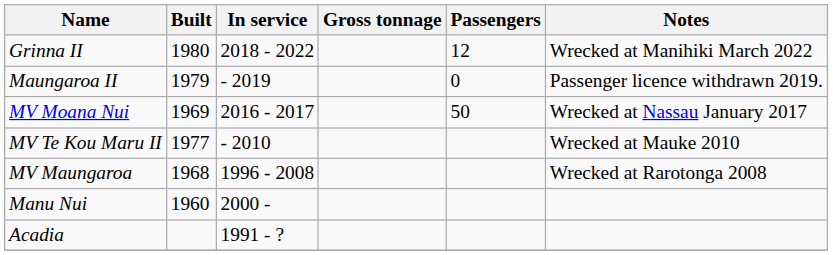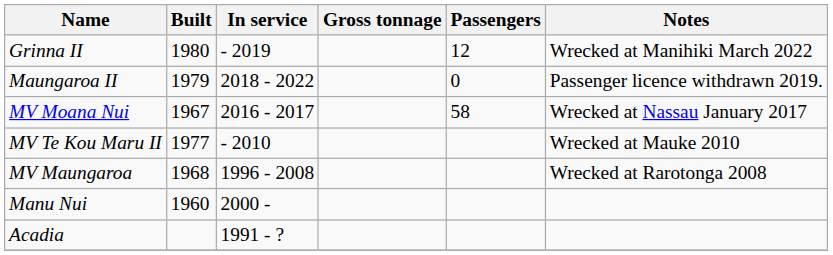(267, 50) 2018 - 2022 -> (246, 50) - 2019
(246, 81) - 2019 -> (267, 81) 2018 - 2022
(190, 111) 1969 -> (190, 111) 1967
(460, 111) 50 -> (460, 111) 58
